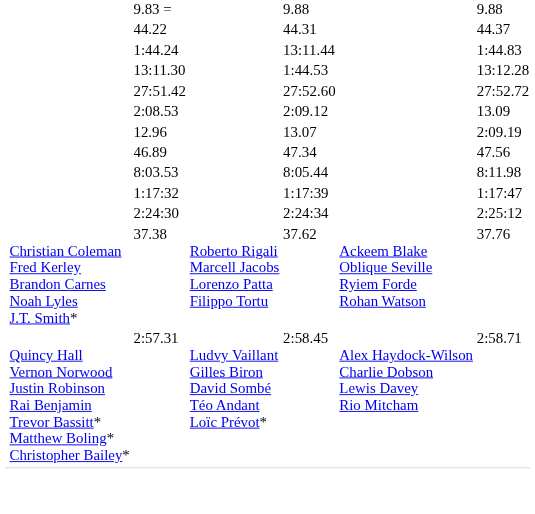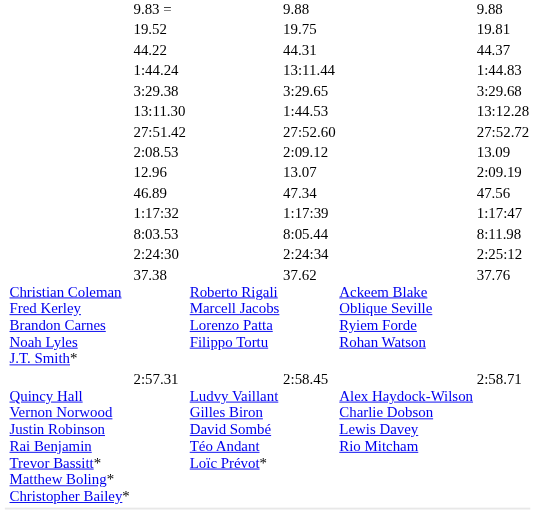+ row: (150, 29)
+ row: (156, 91)
rows swapped: (156, 172) <-> (156, 193)
